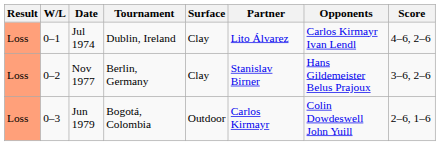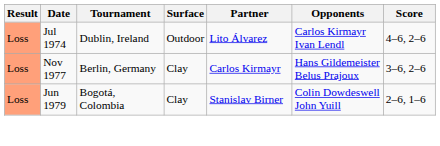- column: (55, 13)
(198, 37) Clay -> (185, 37) Outdoor
(252, 75) Stanislav Birner -> (245, 68) Carlos Kirmayr
(207, 118) Outdoor -> (177, 99) Clay
(250, 118) Carlos Kirmayr -> (246, 99) Stanislav Birner
